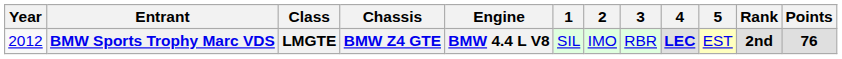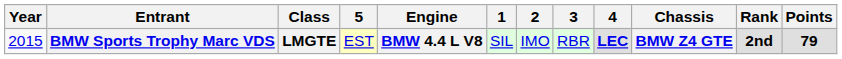columns swapped: (392, 16) <-> (718, 16)
(25, 41) 2012 -> (25, 41) 2015
(809, 41) 76 -> (809, 41) 79
